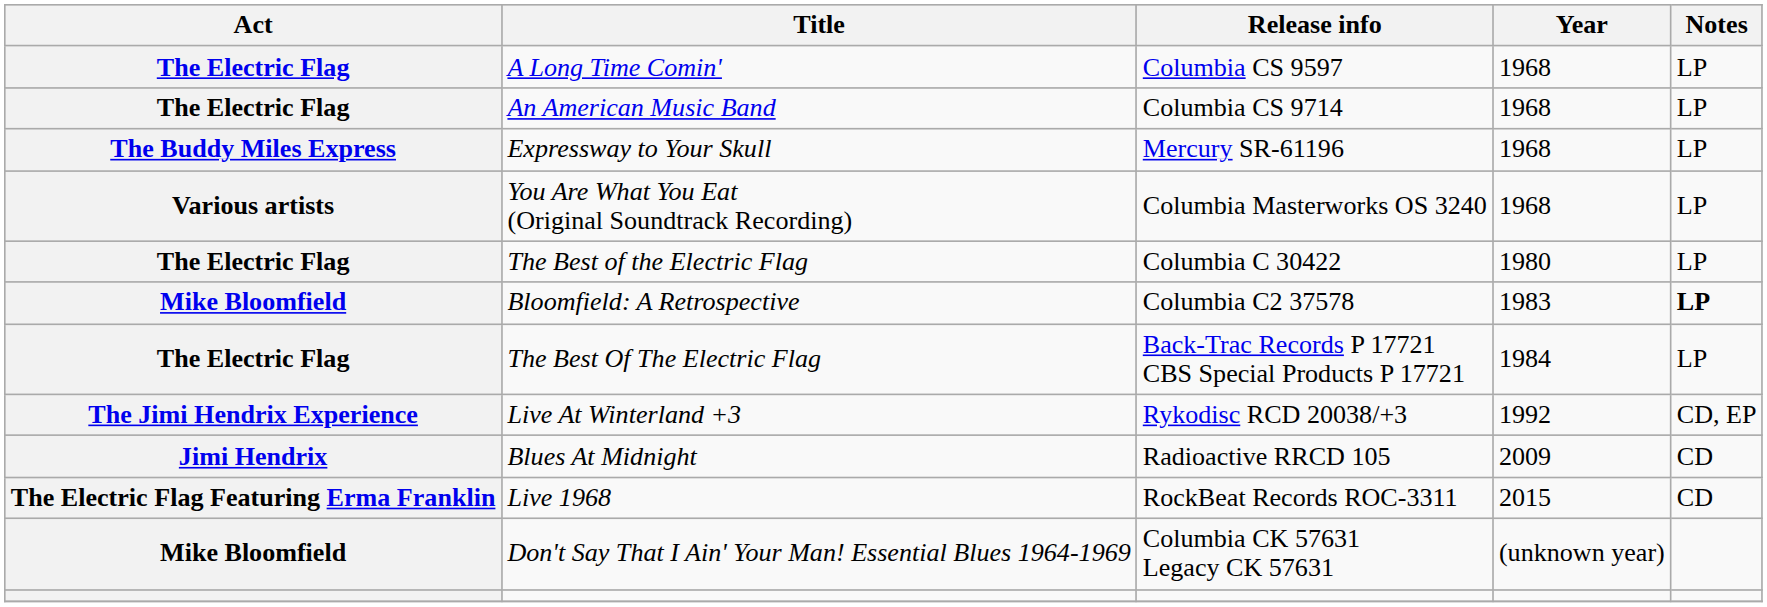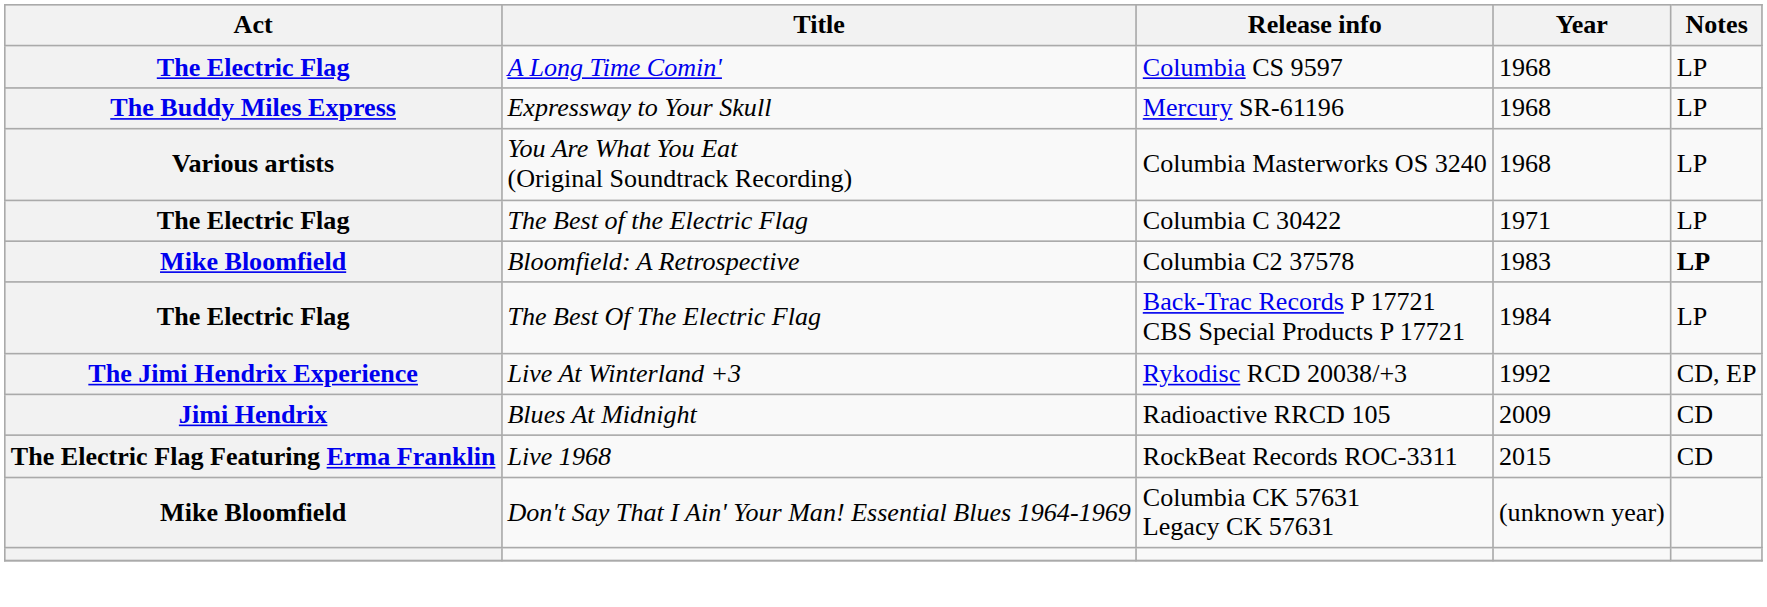- row: (642, 107)
(1525, 261) 1980 -> (1525, 219) 1971
